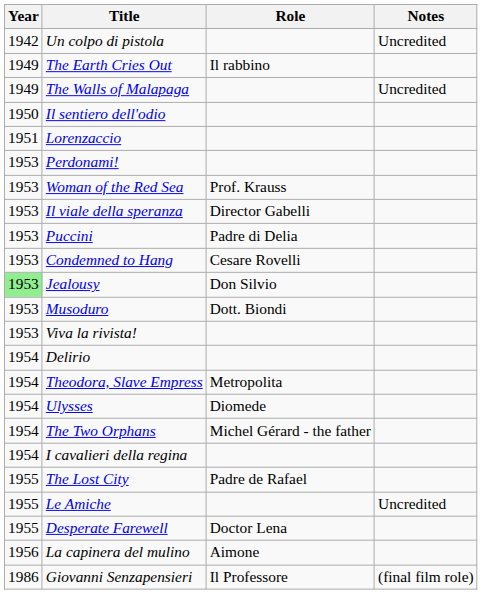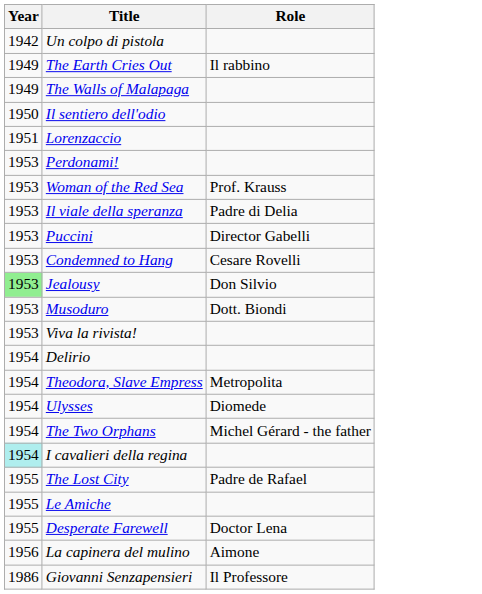- column: (426, 16)
(260, 211) Director Gabelli -> (254, 211) Padre di Delia
(254, 235) Padre di Delia -> (260, 235) Director Gabelli
(23, 455) no background -> (23, 455) paleturquoise background
